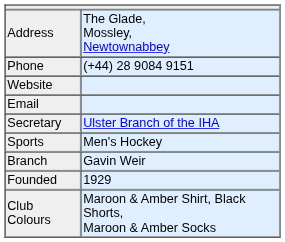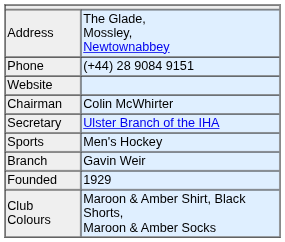- row: (23, 104)
+ row: (35, 104)
